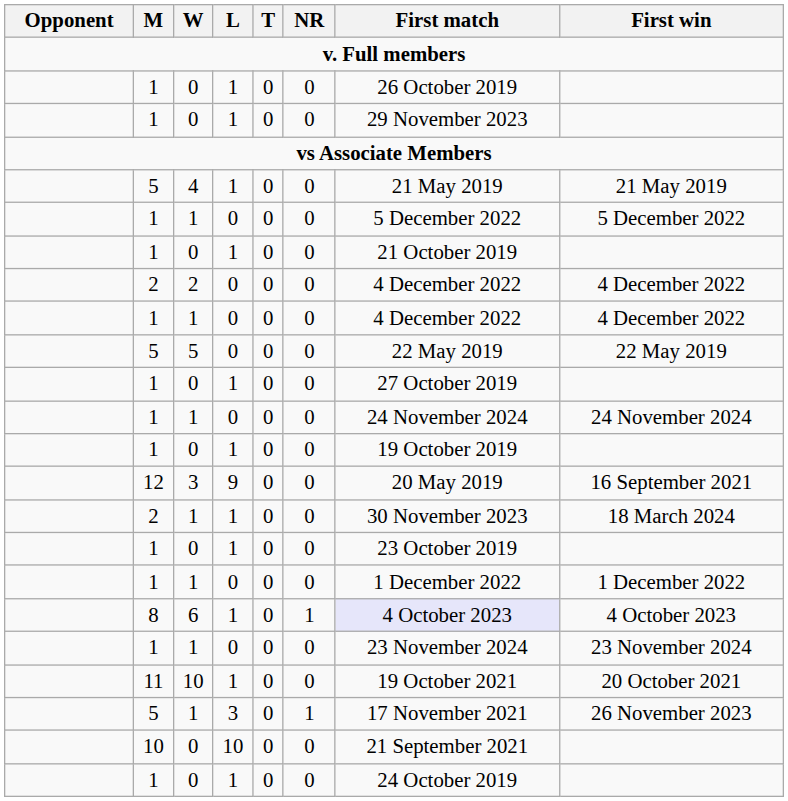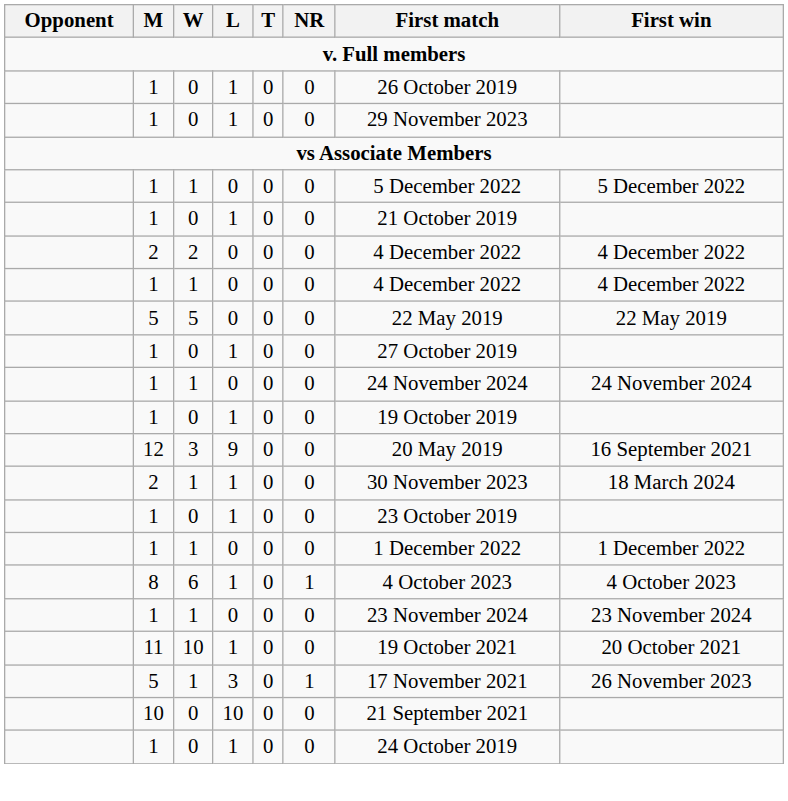- row: (153, 185)
(447, 614) lavender background -> (447, 581) no background
